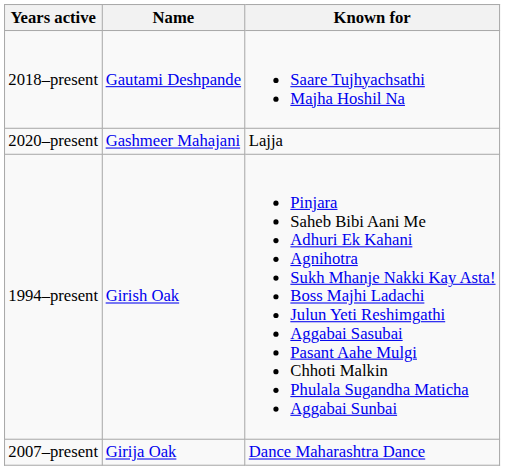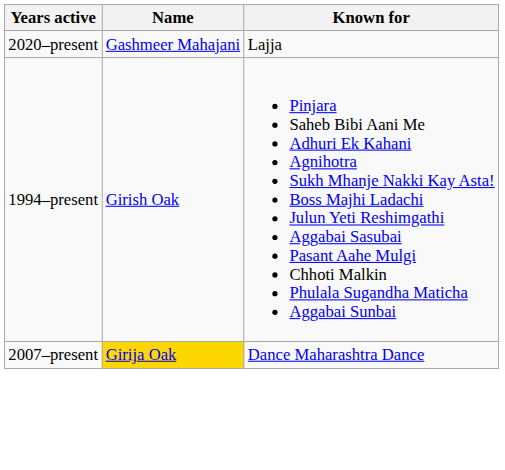- row: (53, 79)
(141, 451) no background -> (141, 354) gold background
